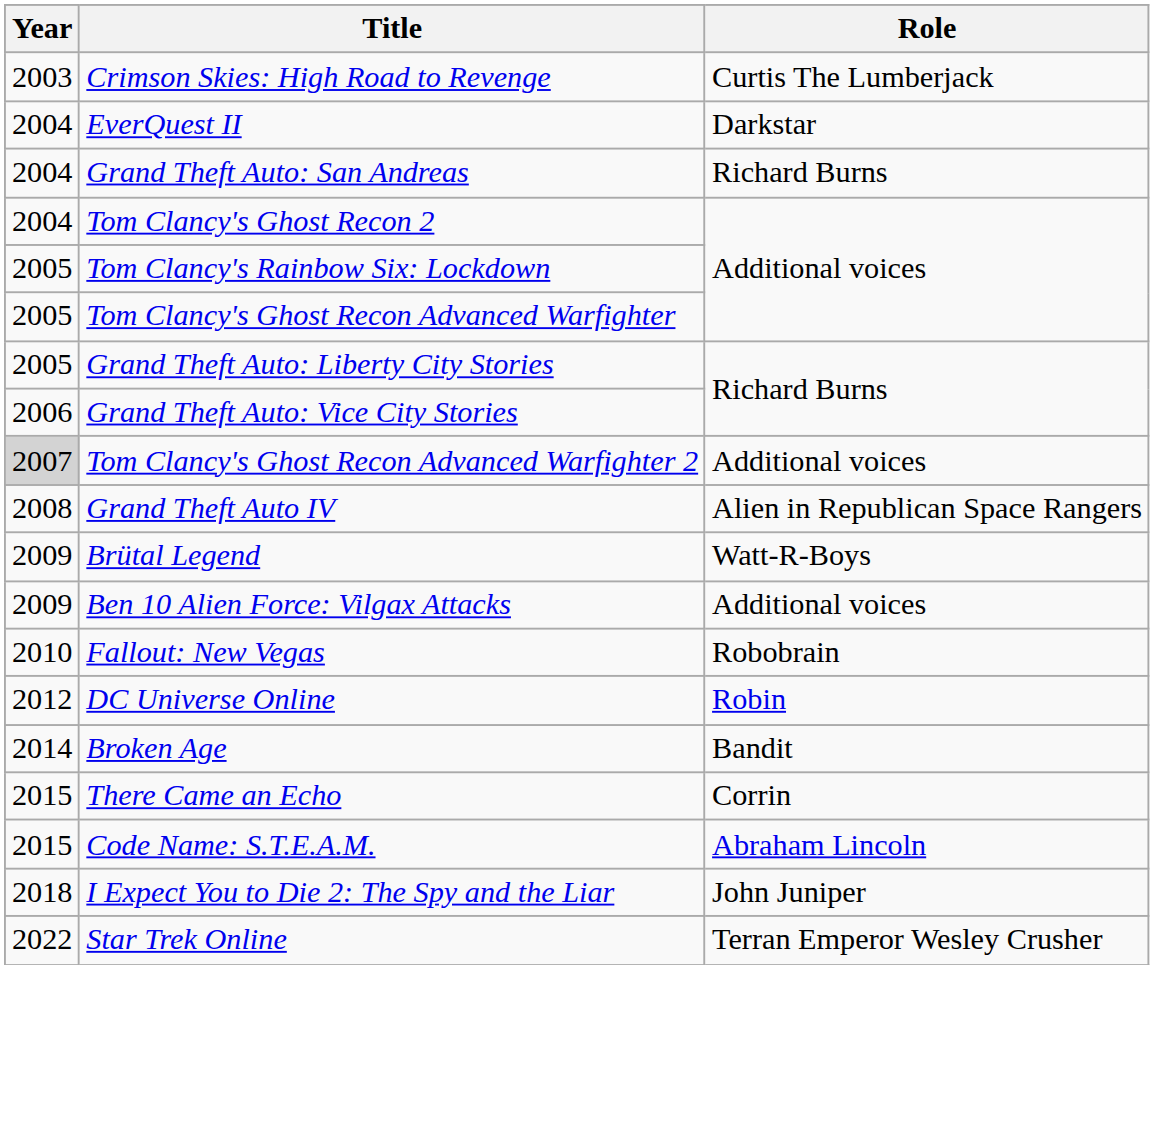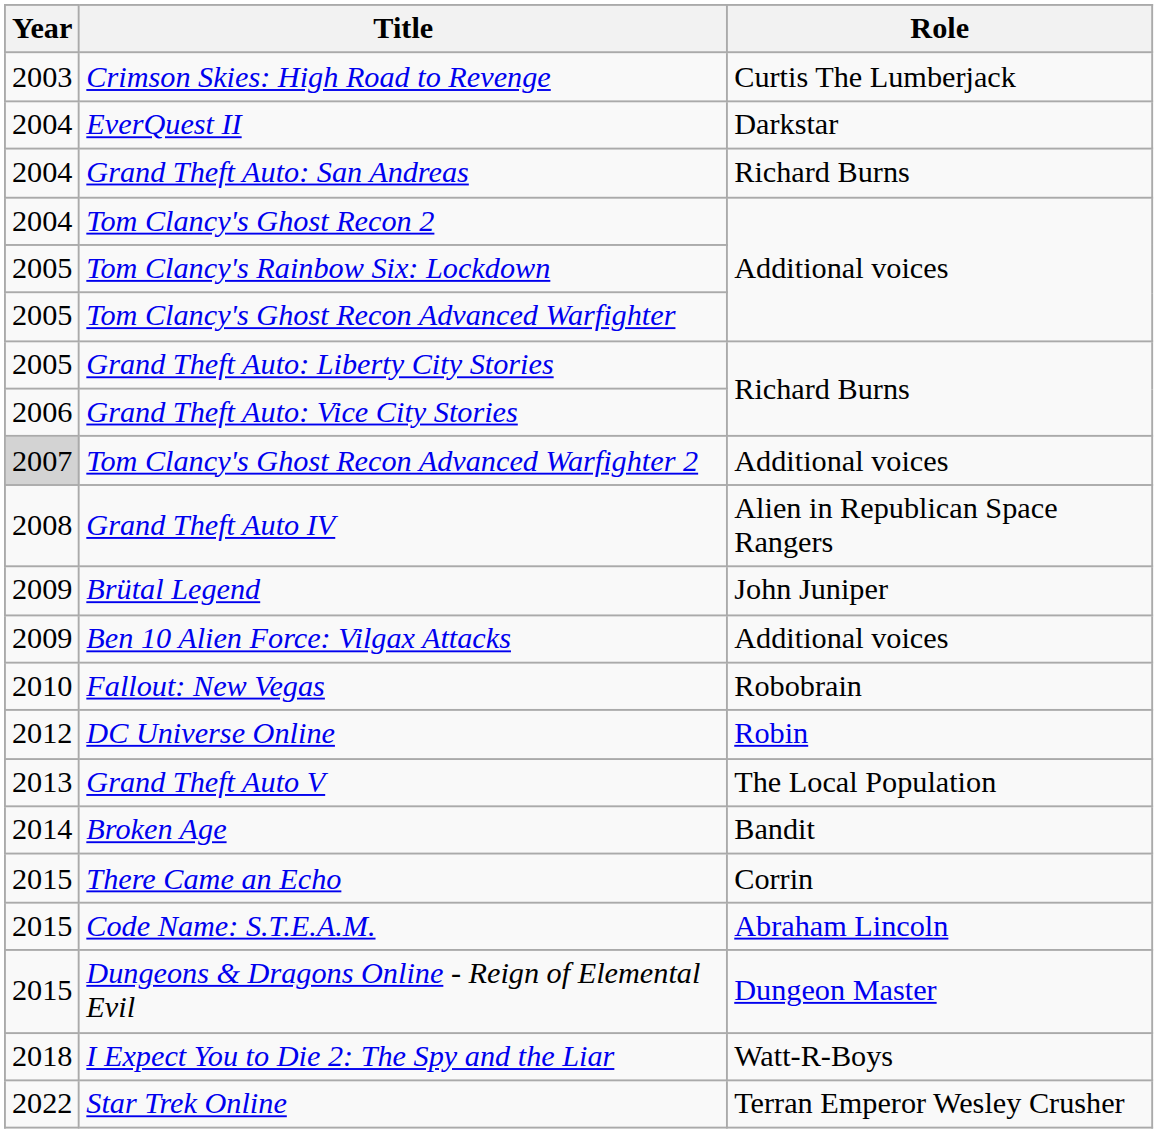(791, 556) Watt-R-Boys -> (811, 590) John Juniper
+ row: (206, 781)
+ row: (393, 990)
(789, 891) John Juniper -> (814, 1055) Watt-R-Boys
